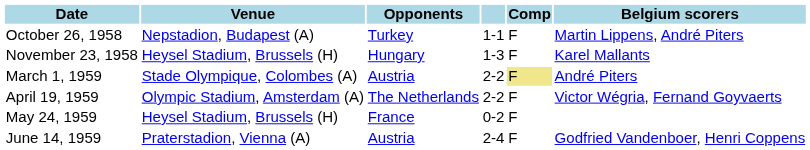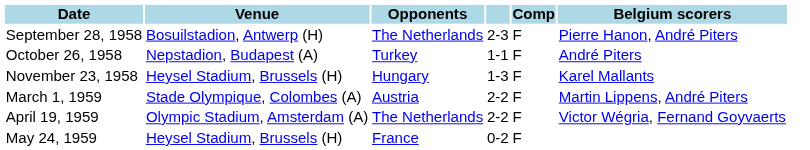+ row: (74, 34)
(649, 34) Martin Lippens, André Piters -> (600, 55) André Piters
(513, 76) khaki background -> (517, 97) no background
(596, 76) André Piters -> (653, 97) Martin Lippens, André Piters
- row: (53, 138)
